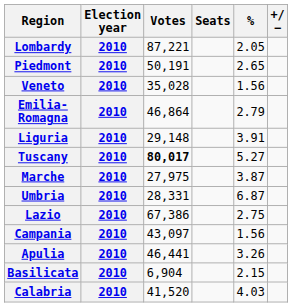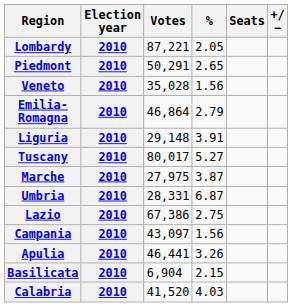columns swapped: (251, 21) <-> (213, 21)
(168, 66) 50,191 -> (168, 66) 50,291
(168, 157) bold -> (168, 157) normal
